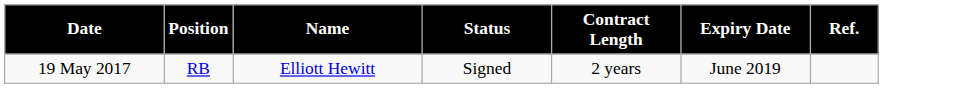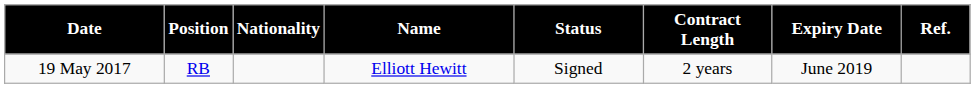+ column: (278, 29)
